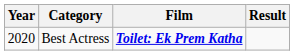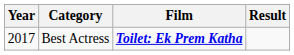(21, 38) 2020 -> (21, 38) 2017
